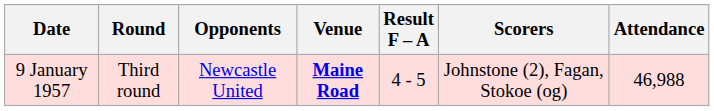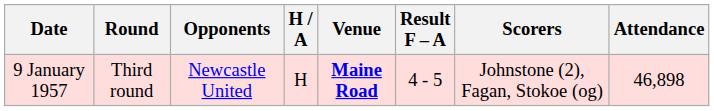+ column: (301, 29)
(659, 79) 46,988 -> (659, 79) 46,898
